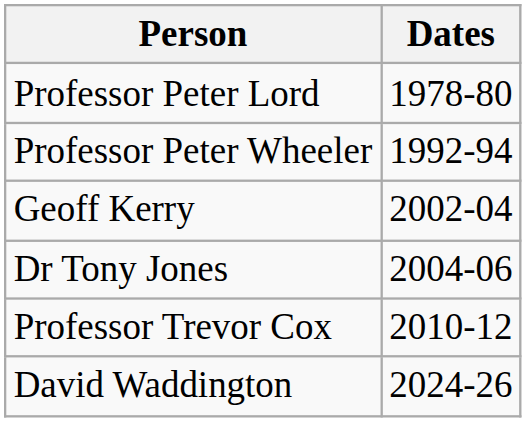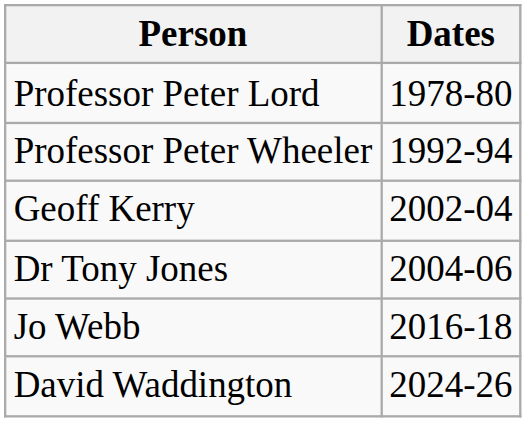- row: (173, 326)
+ row: (77, 326)
